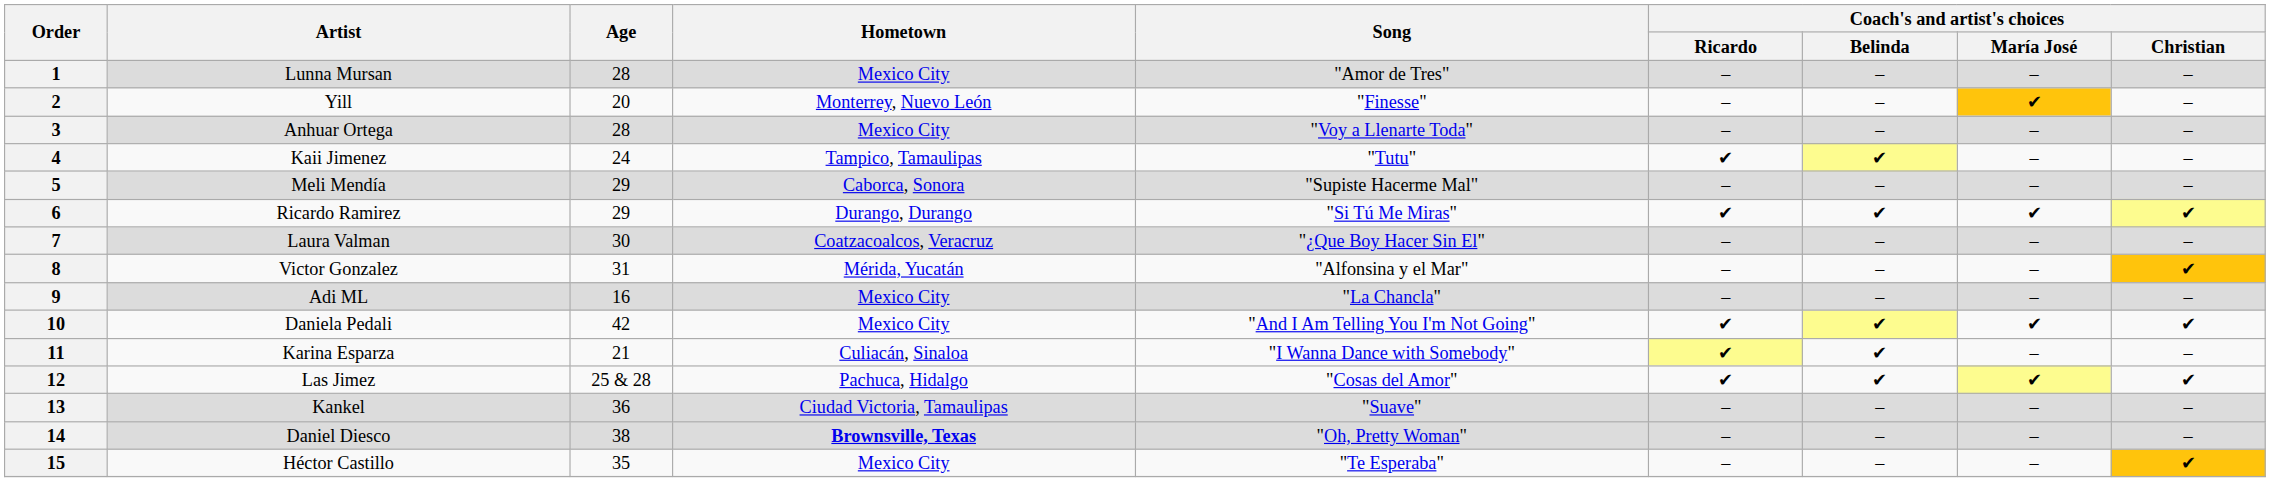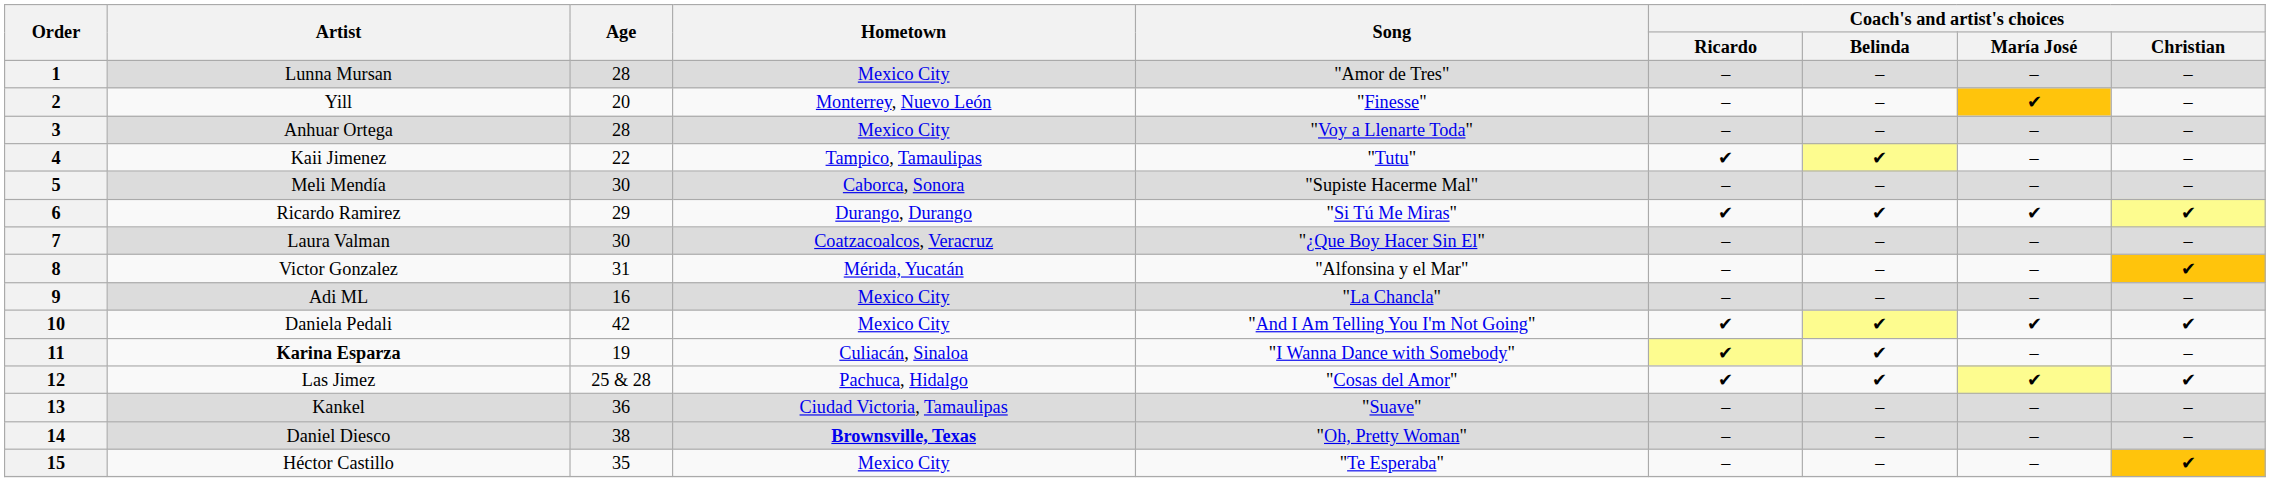(621, 157) 24 -> (621, 157) 22
(621, 185) 29 -> (621, 185) 30
(339, 352) normal -> (339, 352) bold
(621, 352) 21 -> (621, 352) 19
